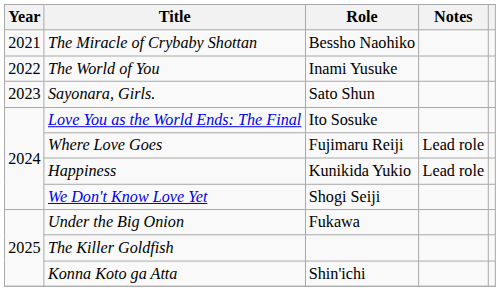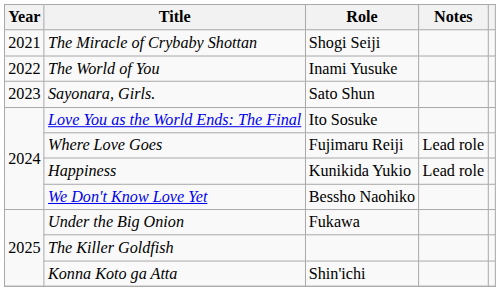(362, 42) Bessho Naohiko -> (344, 42) Shogi Seiji
(344, 196) Shogi Seiji -> (362, 196) Bessho Naohiko
